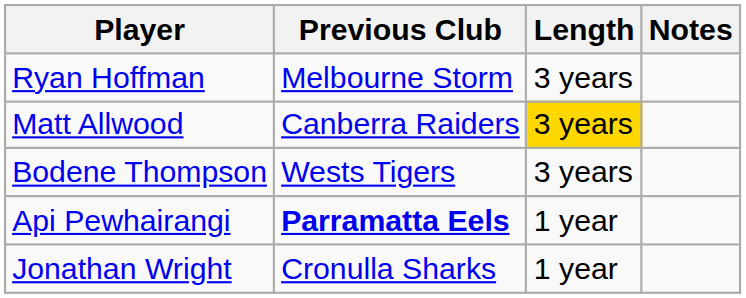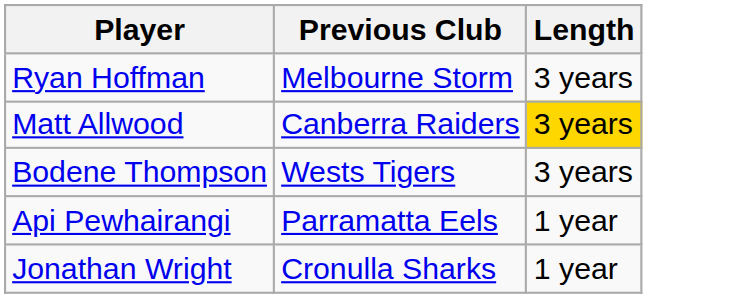- column: (691, 29)
(395, 220) bold -> (389, 220) normal
